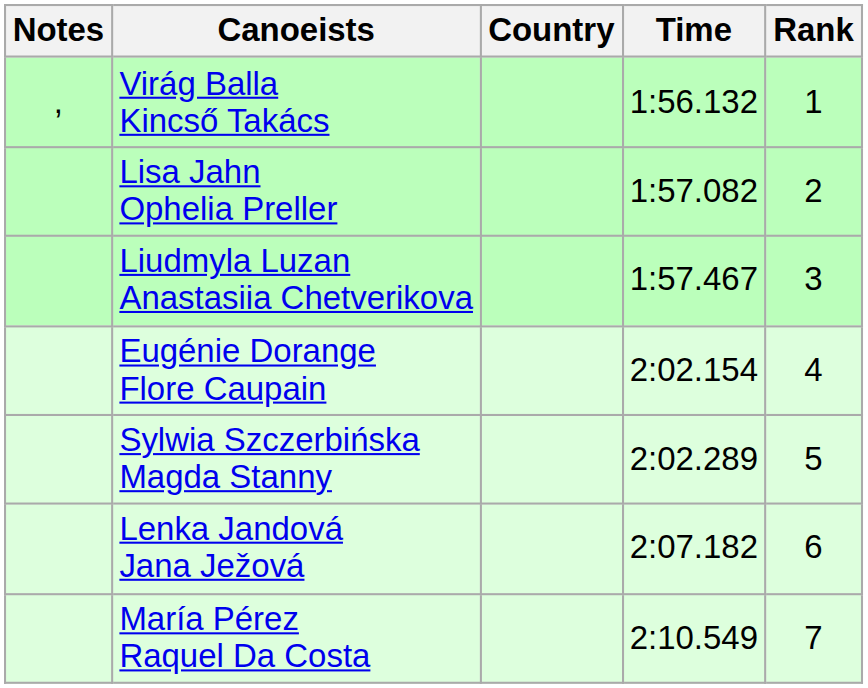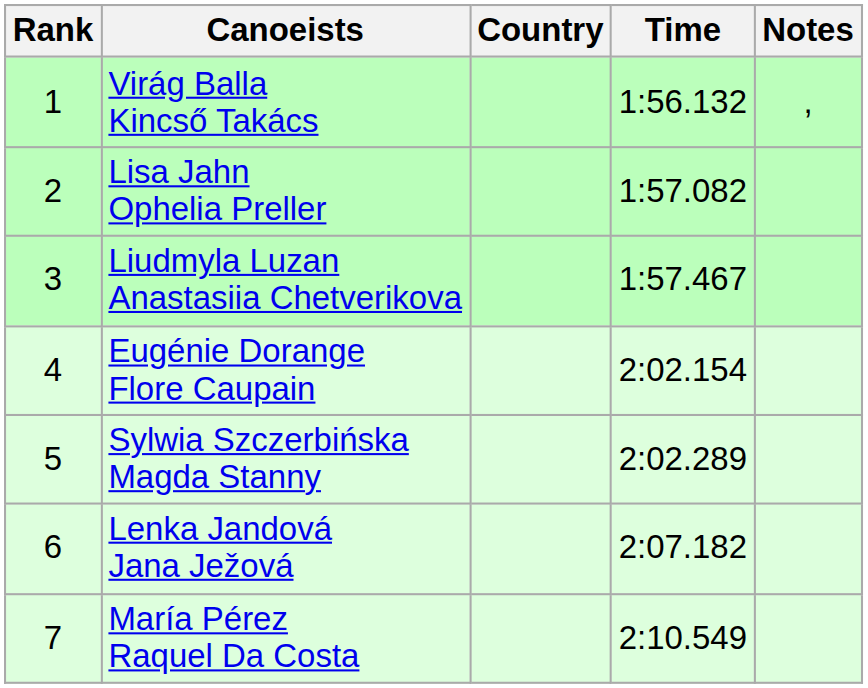columns swapped: (813, 30) <-> (58, 30)
